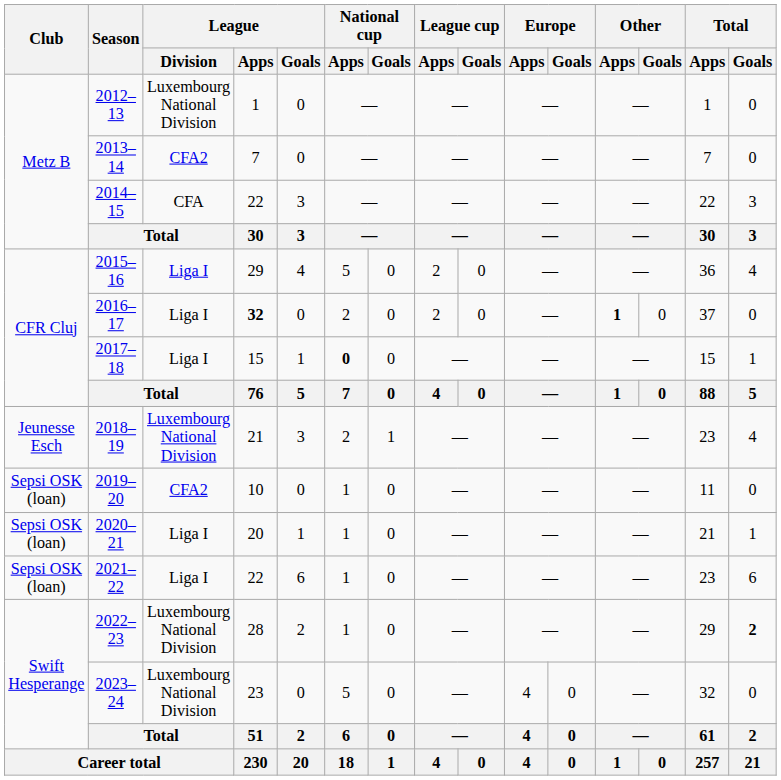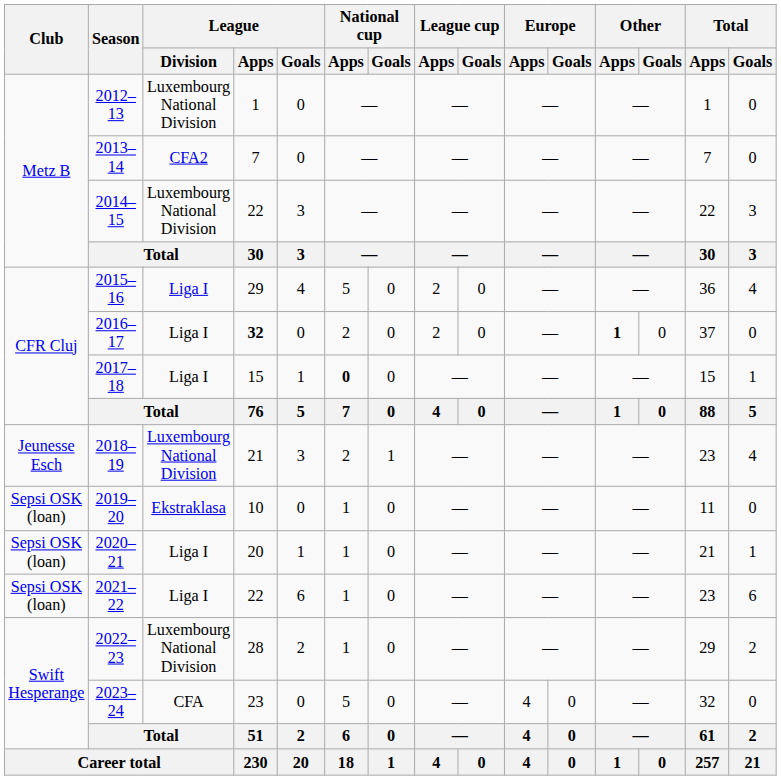(189, 201) CFA -> (189, 210) Luxembourg National Division
(189, 490) CFA2 -> (189, 508) Ekstraklasa
(753, 630) bold -> (753, 648) normal
(189, 692) Luxembourg National Division -> (189, 701) CFA
